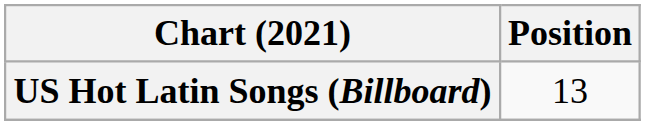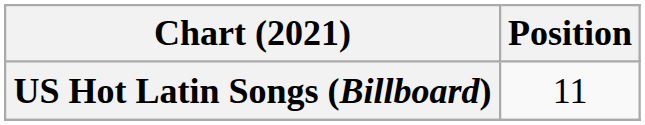(570, 90) 13 -> (570, 90) 11
